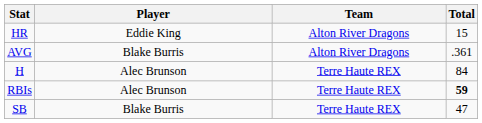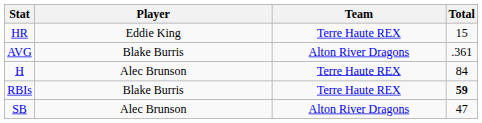(359, 33) Alton River Dragons -> (359, 33) Terre Haute REX
(153, 90) Alec Brunson -> (153, 90) Blake Burris
(153, 109) Blake Burris -> (153, 109) Alec Brunson
(359, 109) Terre Haute REX -> (359, 109) Alton River Dragons
